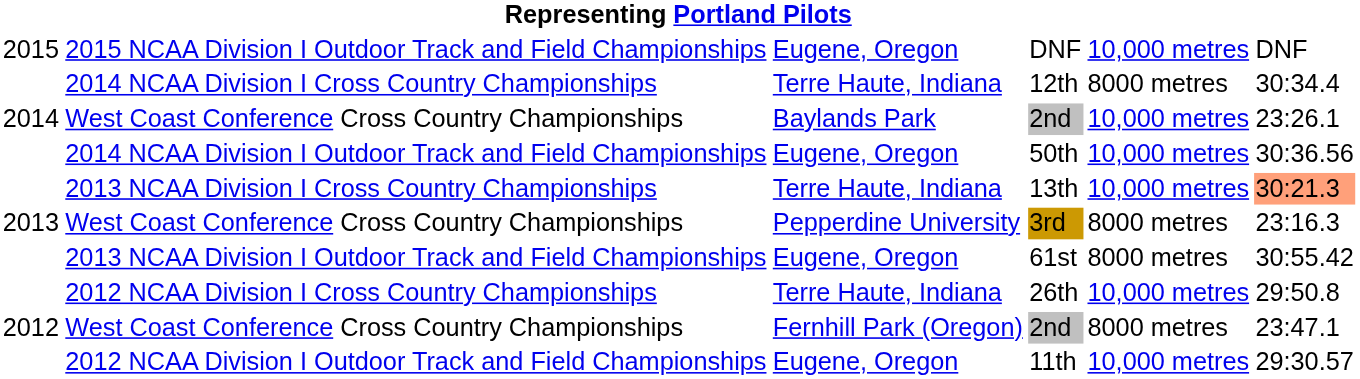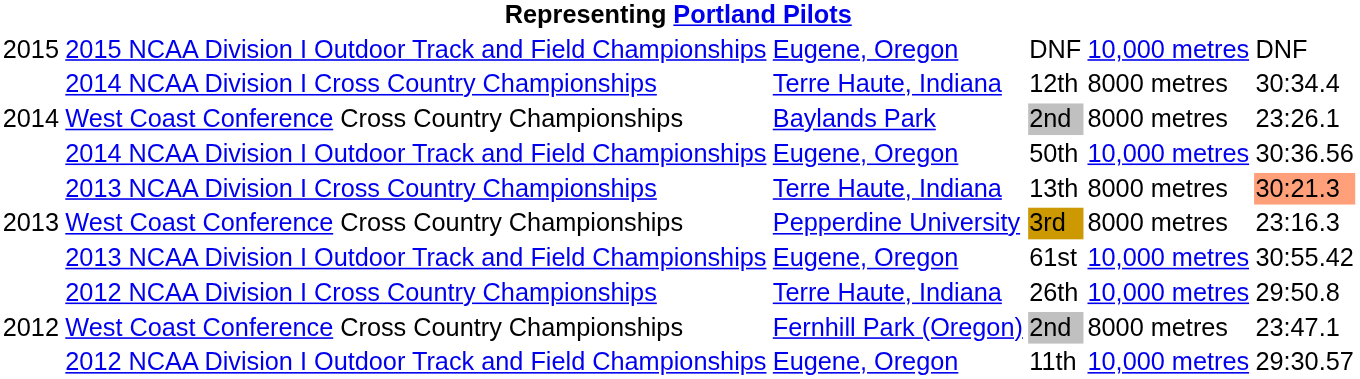(1168, 118) 10,000 metres -> (1158, 118) 8000 metres
(1168, 188) 10,000 metres -> (1158, 188) 8000 metres
(1158, 257) 8000 metres -> (1168, 257) 10,000 metres
